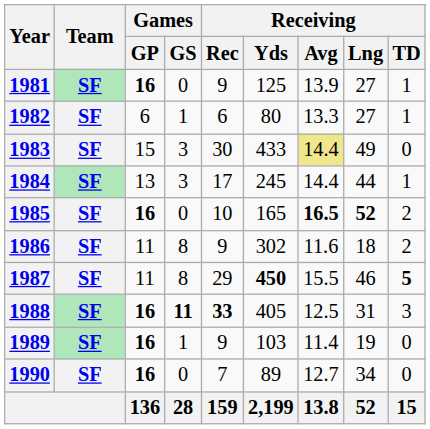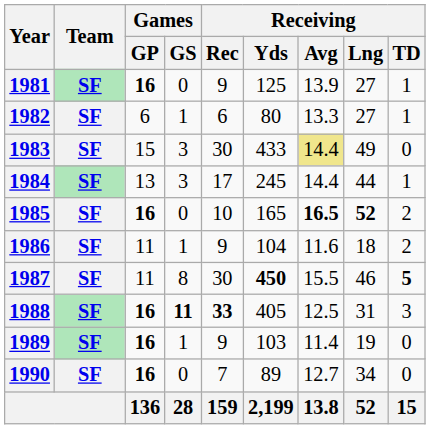(183, 246) 8 -> (183, 246) 1
(271, 246) 302 -> (271, 246) 104
(222, 278) 29 -> (222, 278) 30
